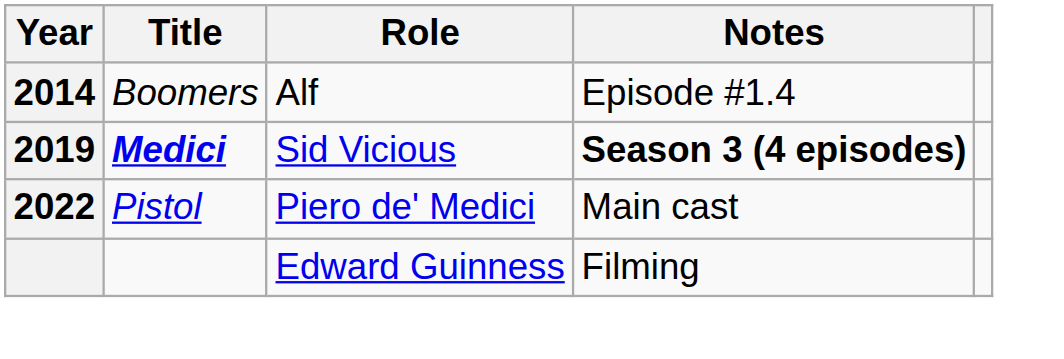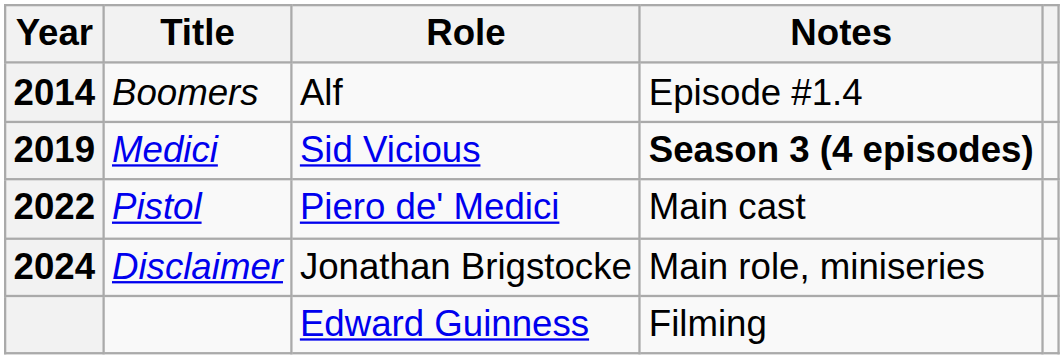(169, 149) bold -> (165, 149) normal
+ row: (54, 265)
